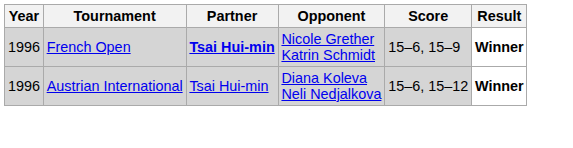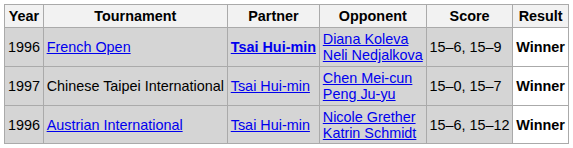(328, 47) Nicole Grether Katrin Schmidt -> (373, 47) Diana Koleva Neli Nedjalkova
+ row: (135, 86)
(331, 86) Diana Koleva Neli Nedjalkova -> (370, 125) Nicole Grether Katrin Schmidt
